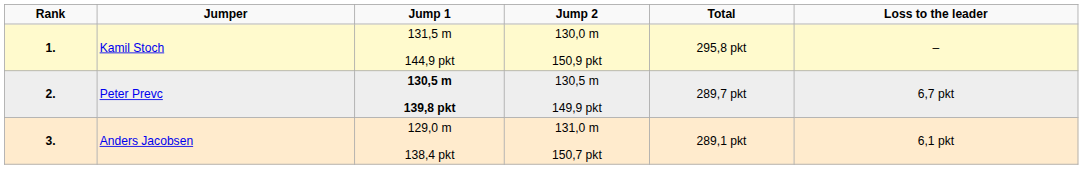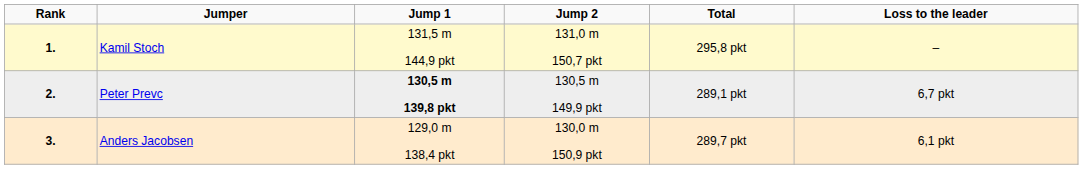(577, 48) 130,0 m 150,9 pkt -> (577, 48) 131,0 m 150,7 pkt
(721, 94) 289,7 pkt -> (721, 94) 289,1 pkt
(577, 141) 131,0 m 150,7 pkt -> (577, 141) 130,0 m 150,9 pkt
(721, 141) 289,1 pkt -> (721, 141) 289,7 pkt
